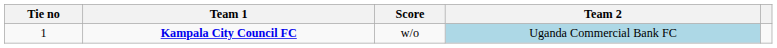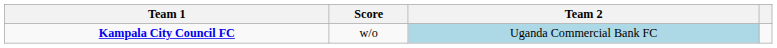- column: (44, 14)
